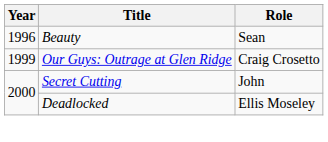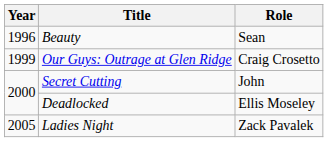+ row: (78, 125)
